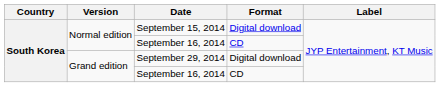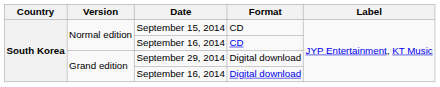(265, 27) Digital download -> (237, 27) CD
(237, 74) CD -> (265, 74) Digital download
